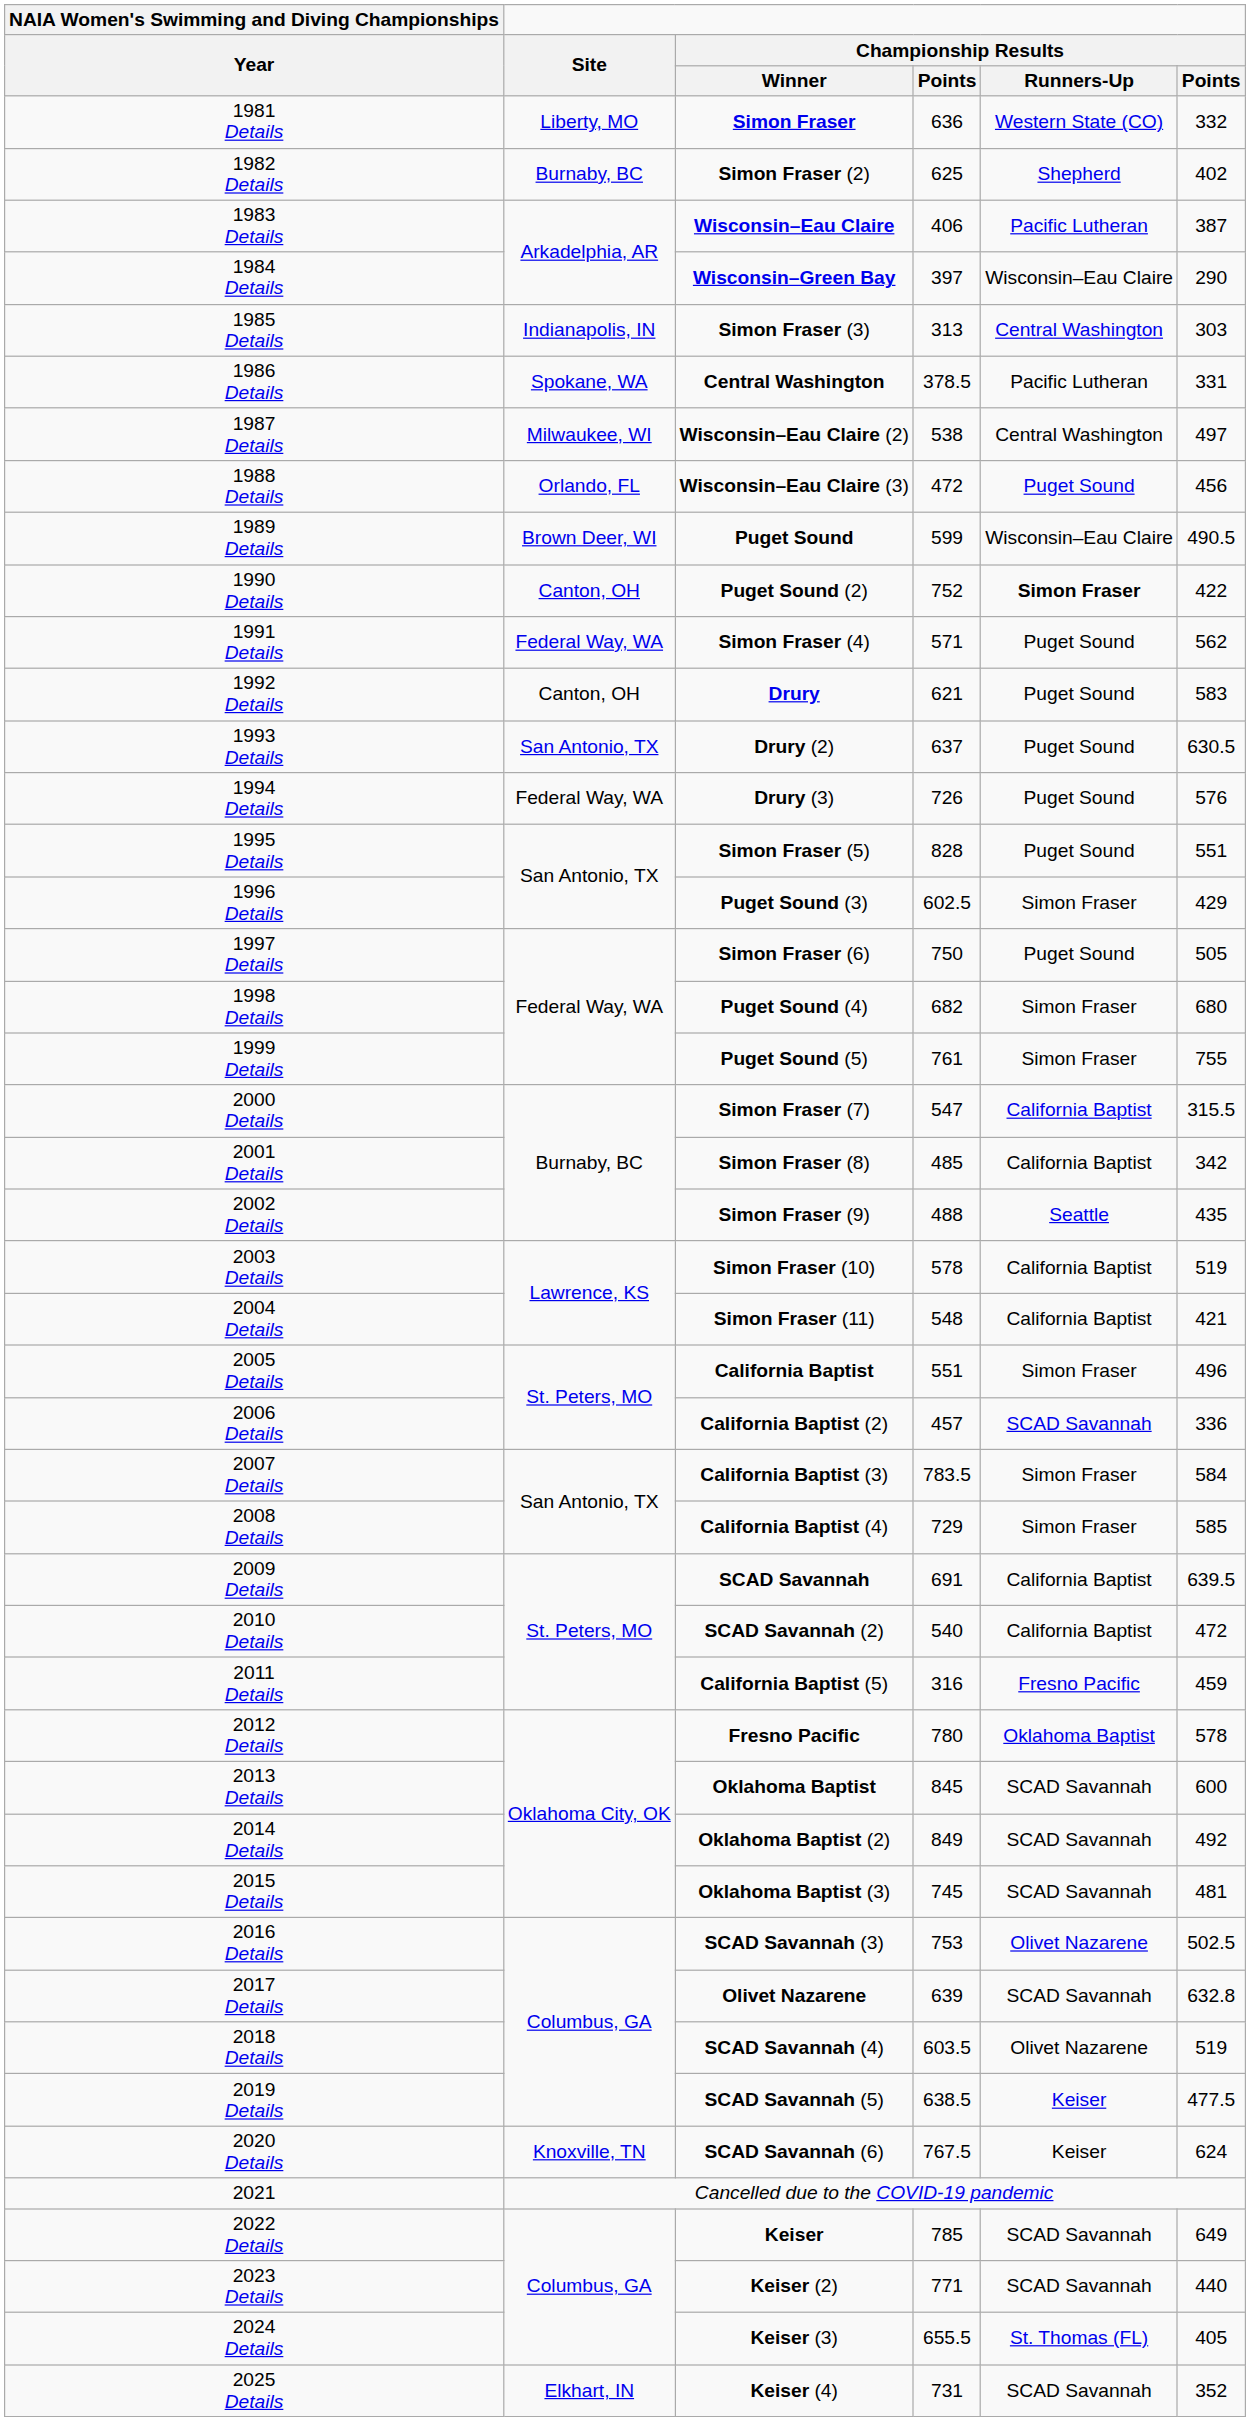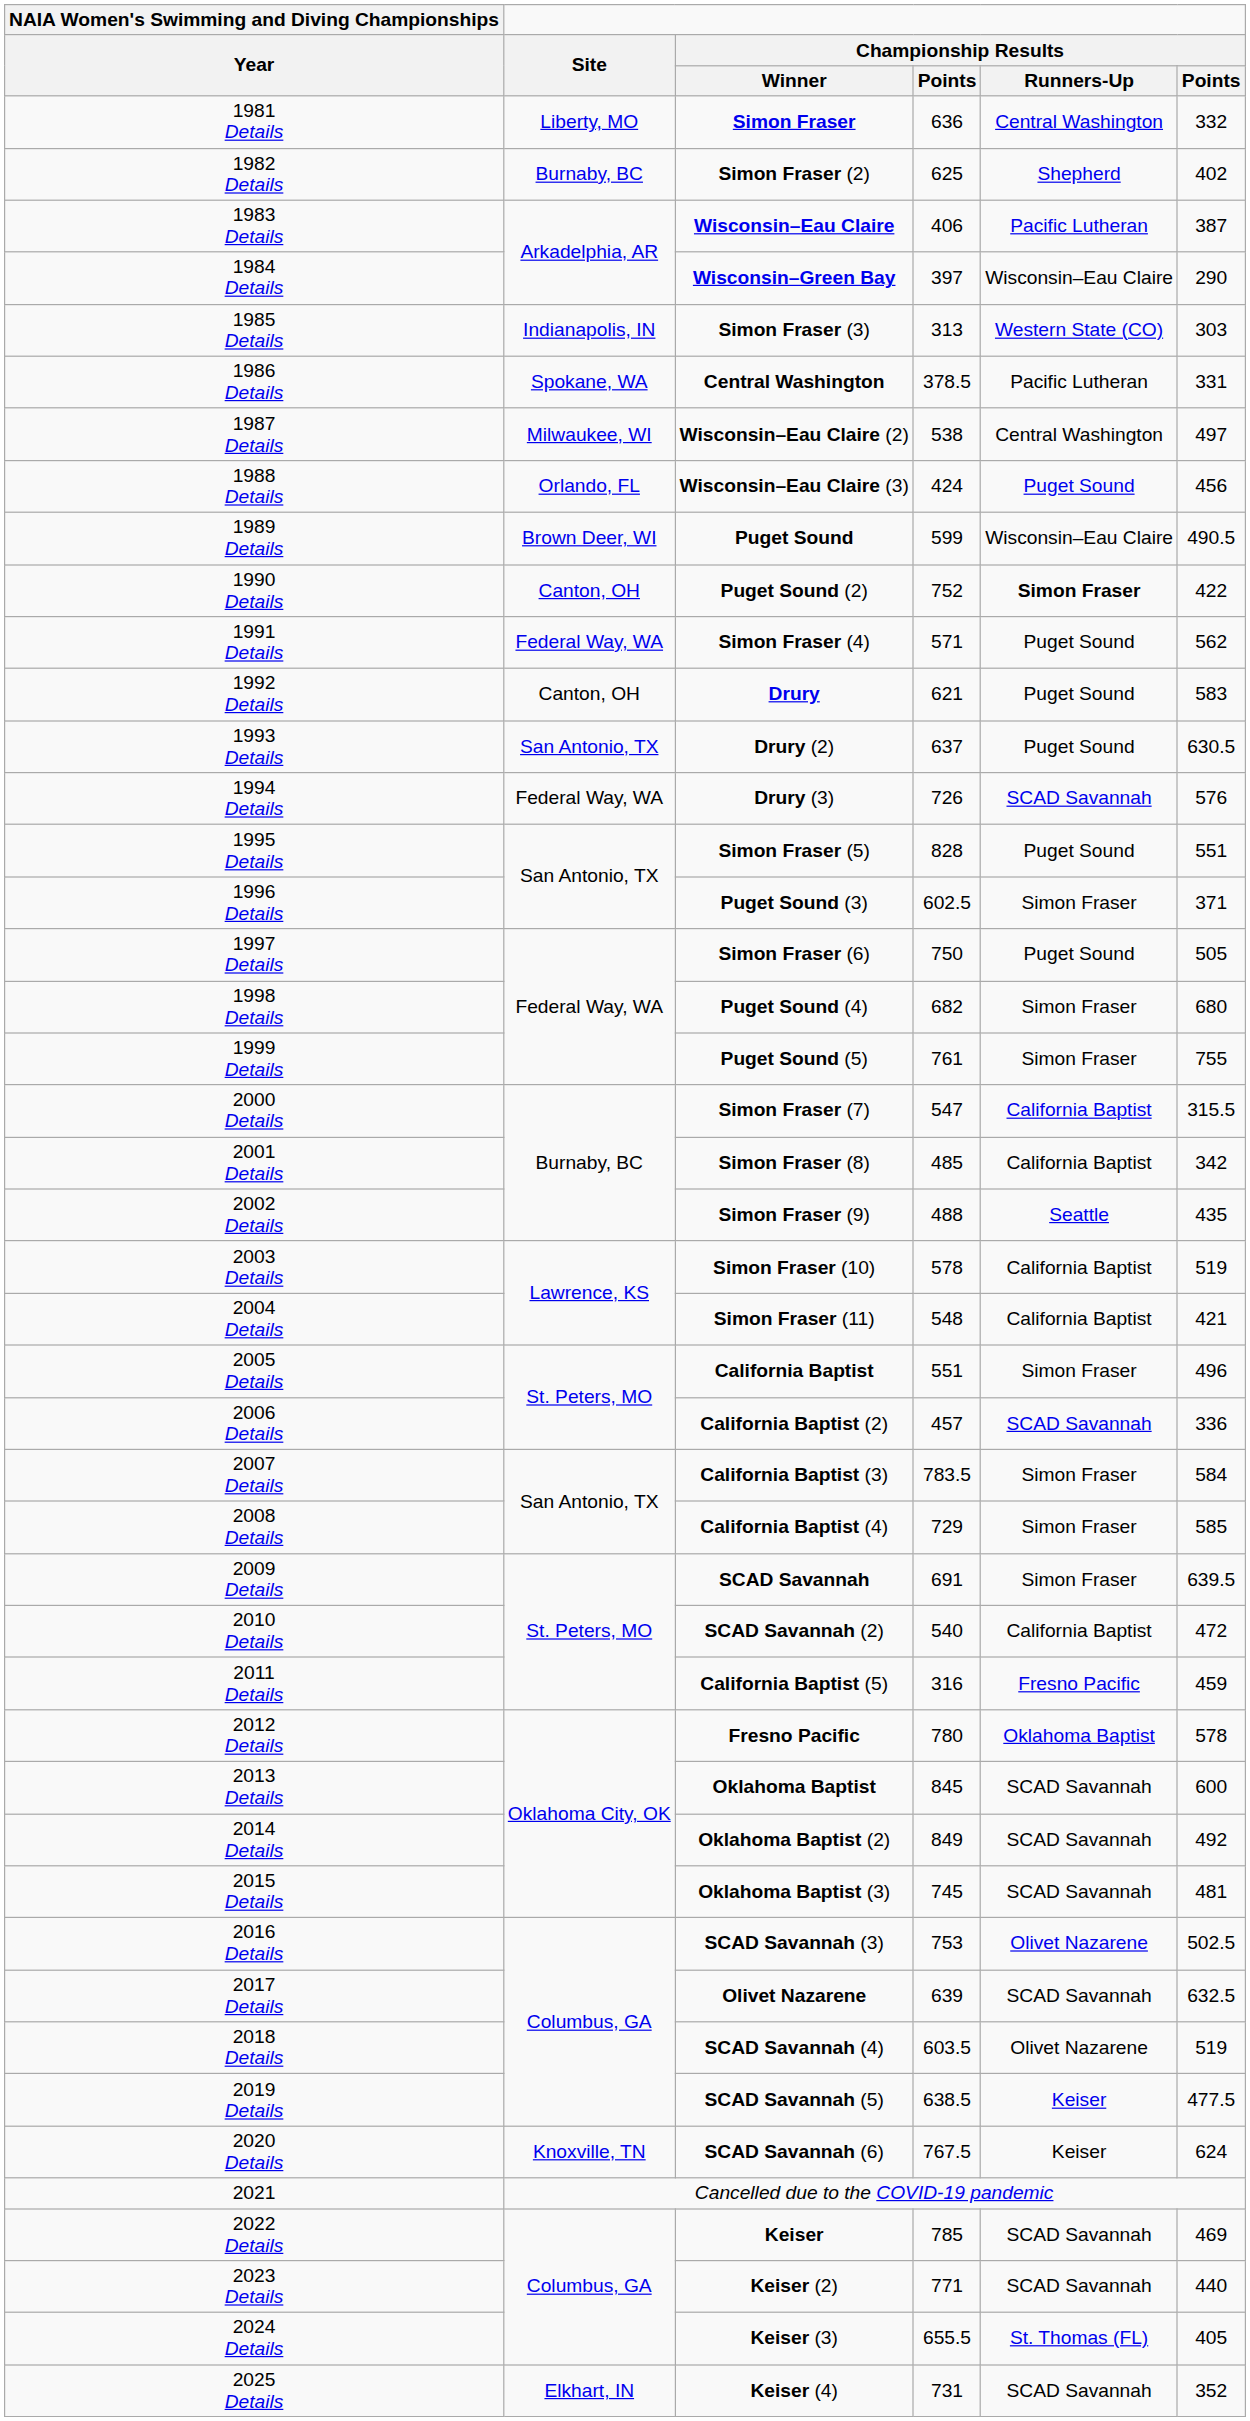(1079, 121) Western State (CO) -> (1079, 121) Central Washington
(1079, 330) Central Washington -> (1079, 330) Western State (CO)
(947, 486) 472 -> (947, 486) 424
(1079, 798) Puget Sound -> (1079, 798) SCAD Savannah
(1211, 902) 429 -> (1211, 902) 371
(1079, 1579) California Baptist -> (1079, 1579) Simon Fraser
(1211, 1995) 632.8 -> (1211, 1995) 632.5
(1211, 2234) 649 -> (1211, 2234) 469
